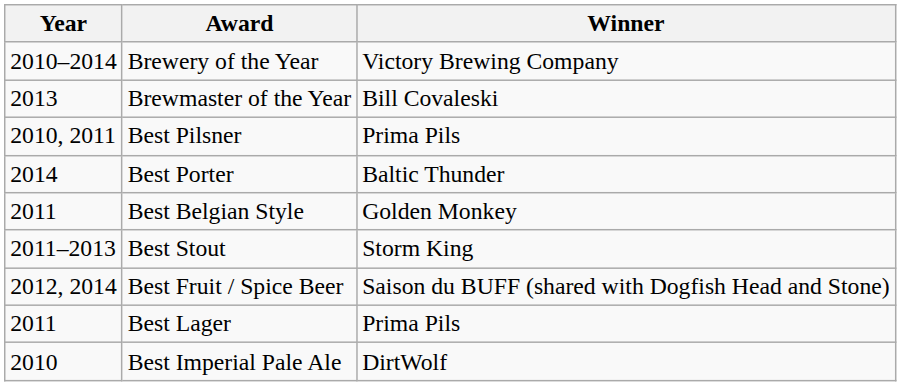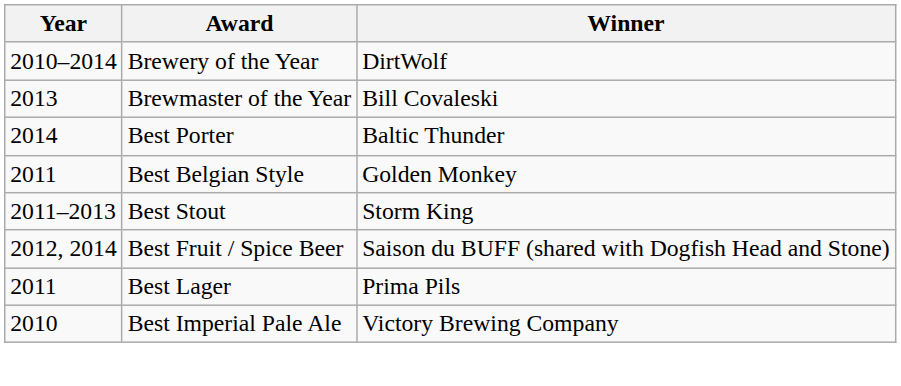(490, 60) Victory Brewing Company -> (405, 60) DirtWolf
- row: (185, 135)
(405, 361) DirtWolf -> (490, 323) Victory Brewing Company
